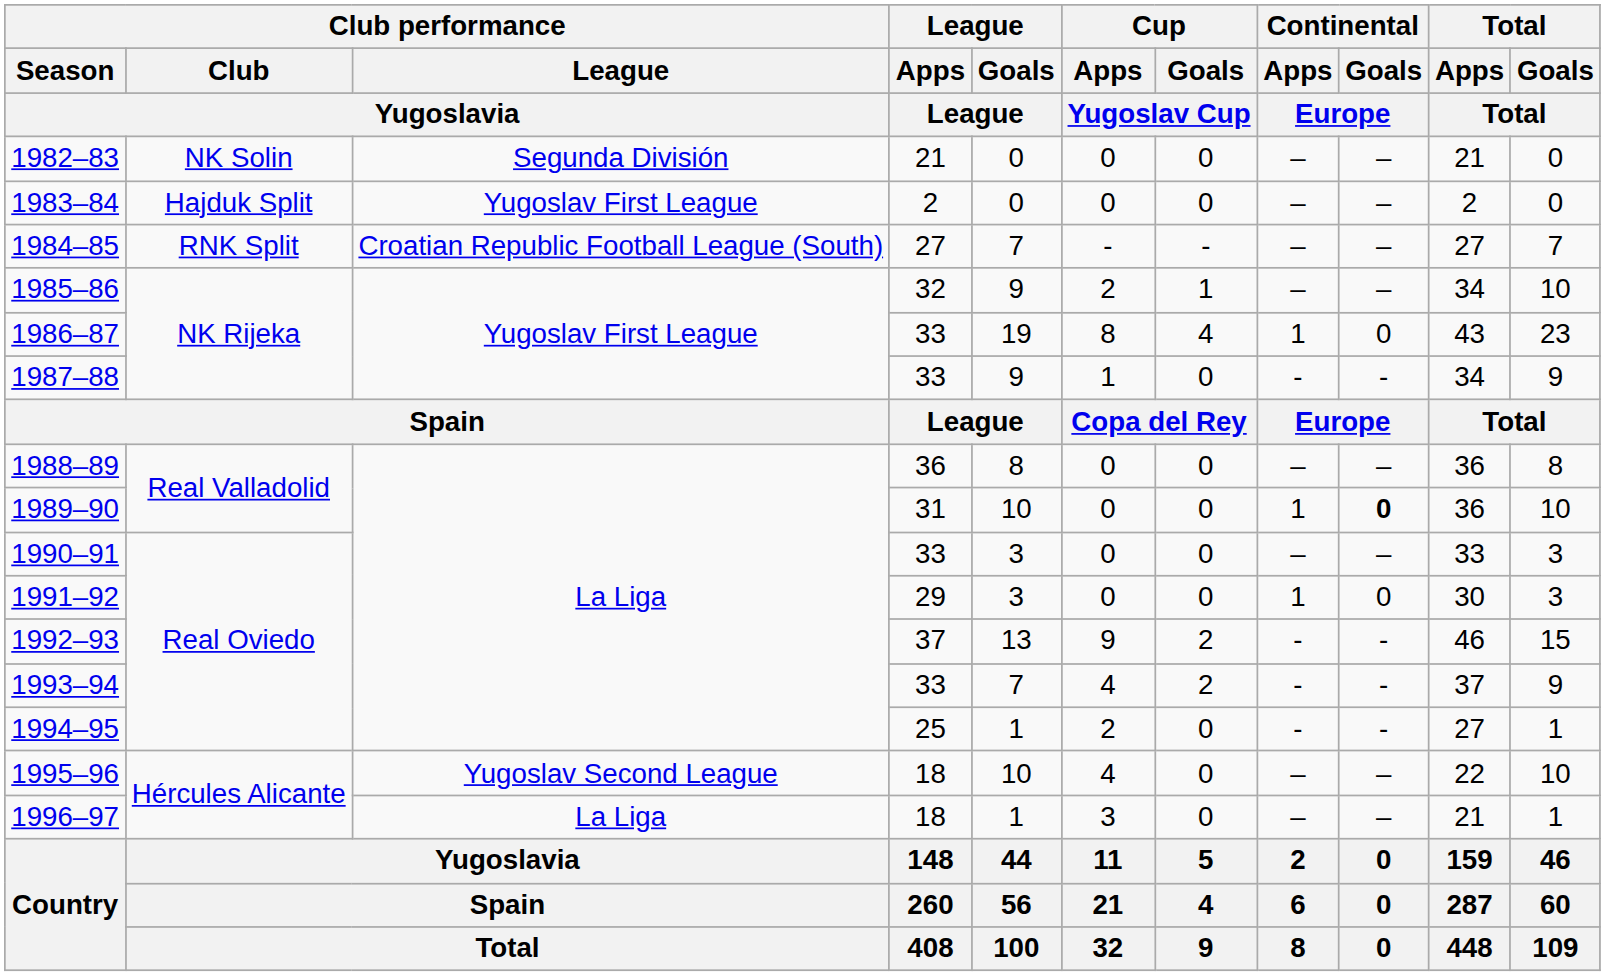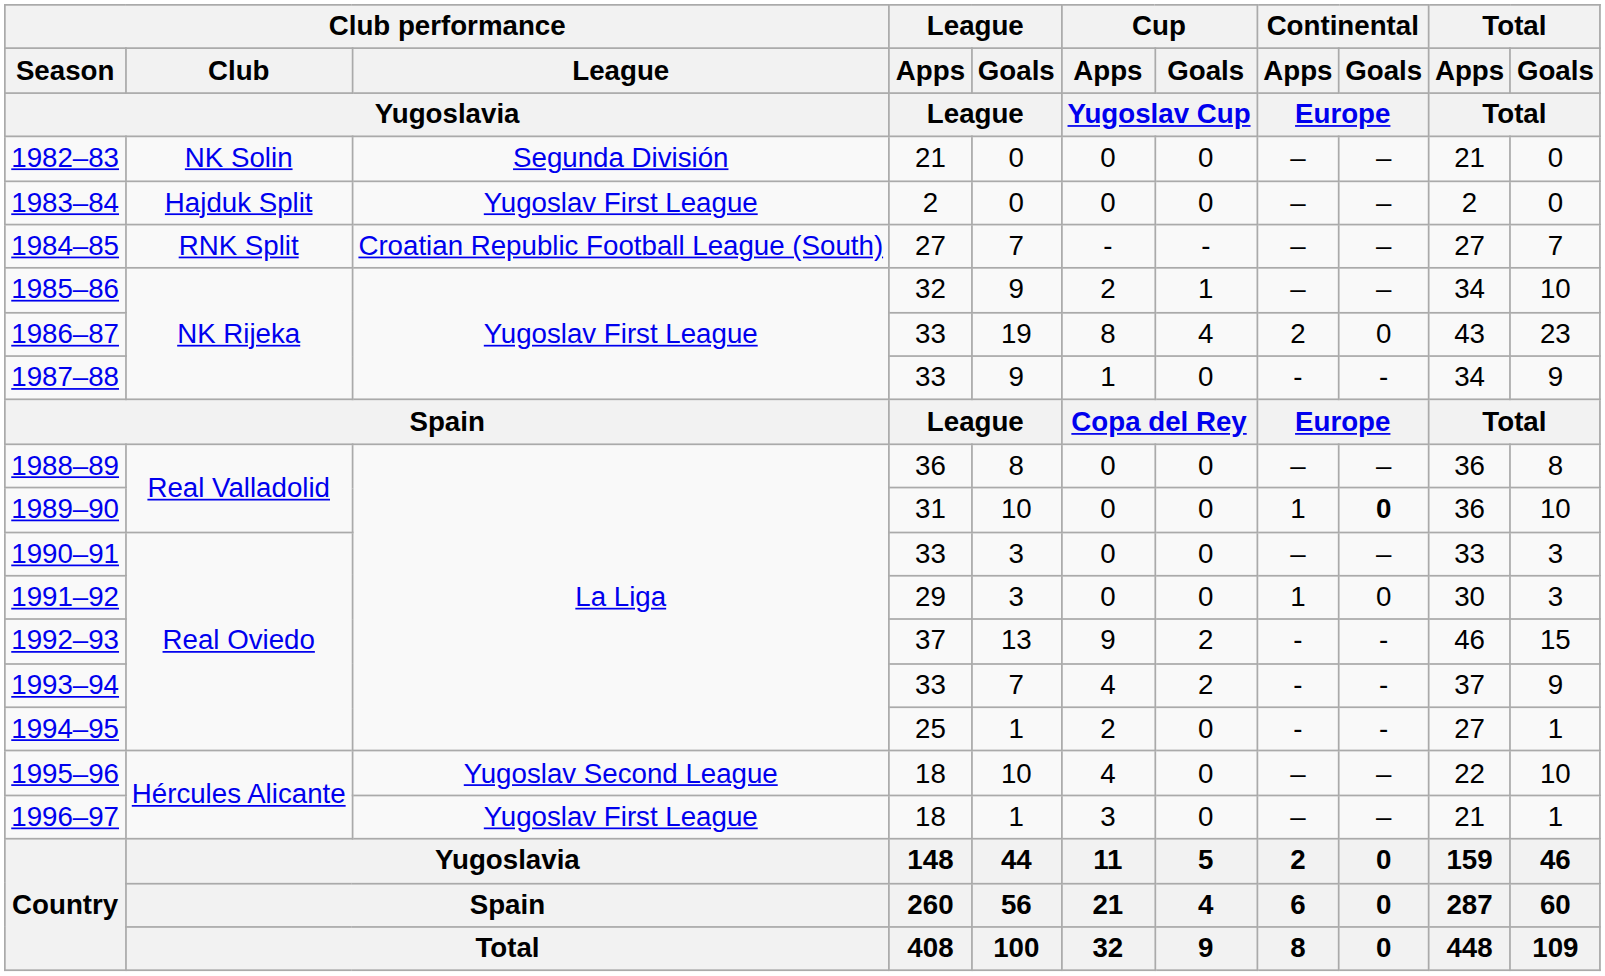(1298, 333) 1 -> (1298, 333) 2
(621, 816) La Liga -> (621, 816) Yugoslav First League
